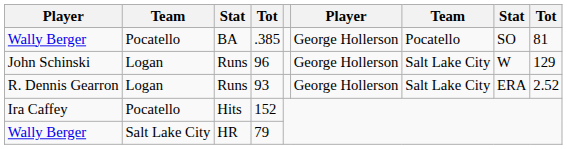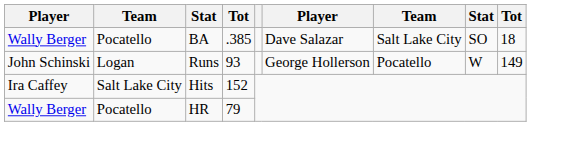(346, 39) George Hollerson -> (304, 39) Dave Salazar
(433, 39) Pocatello -> (419, 39) Salt Lake City
(541, 39) 81 -> (508, 39) 18
(262, 62) 96 -> (233, 62) 93
(448, 62) Salt Lake City -> (404, 62) Pocatello
(544, 62) 129 -> (512, 62) 149
- row: (63, 86)
(153, 109) Pocatello -> (139, 86) Salt Lake City
(168, 132) Salt Lake City -> (124, 109) Pocatello
